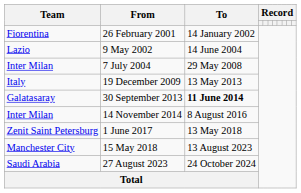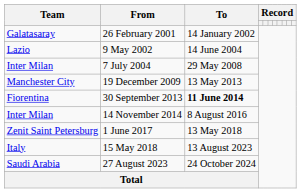(28, 33) Fiorentina -> (31, 33) Galatasaray
(16, 82) Italy -> (41, 82) Manchester City
(31, 98) Galatasaray -> (28, 98) Fiorentina
(41, 147) Manchester City -> (16, 147) Italy
